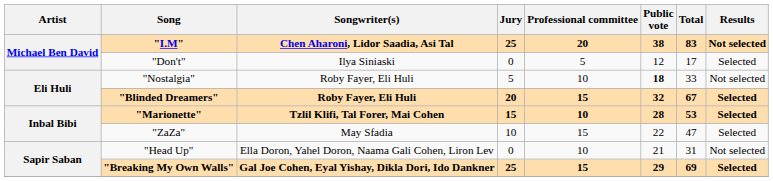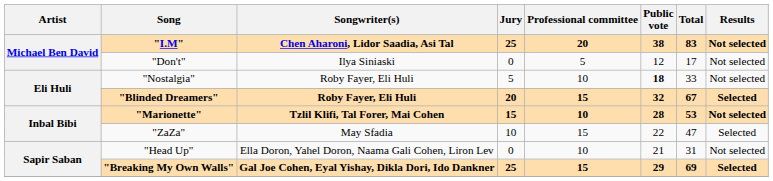(737, 61) Selected -> (737, 61) Not selected
(737, 114) Selected -> (737, 114) Not selected
